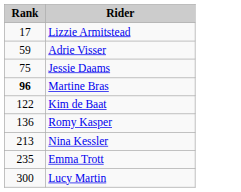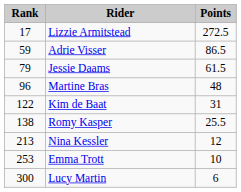+ column: (216, 13)
(25, 68) 75 -> (25, 68) 79
(25, 86) bold -> (25, 86) normal
(25, 123) 136 -> (25, 123) 138
(25, 159) 235 -> (25, 159) 253
